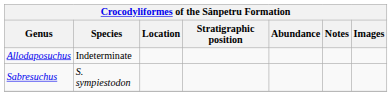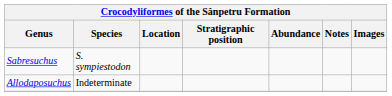rows swapped: (39, 55) <-> (32, 77)
